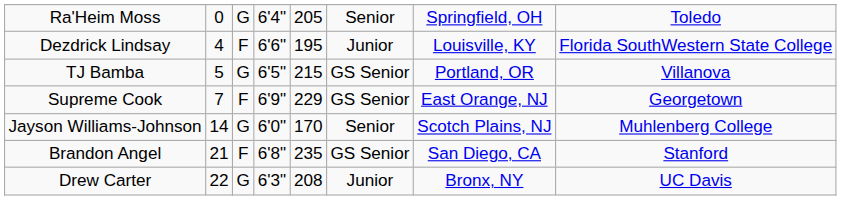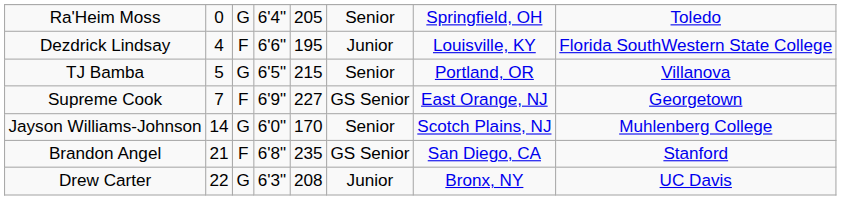(370, 72) GS Senior -> (370, 72) Senior
(308, 99) 229 -> (308, 99) 227
